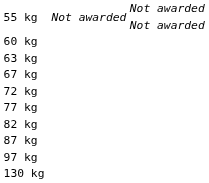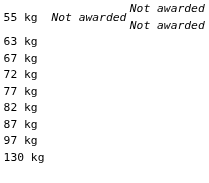- row: (21, 41)
